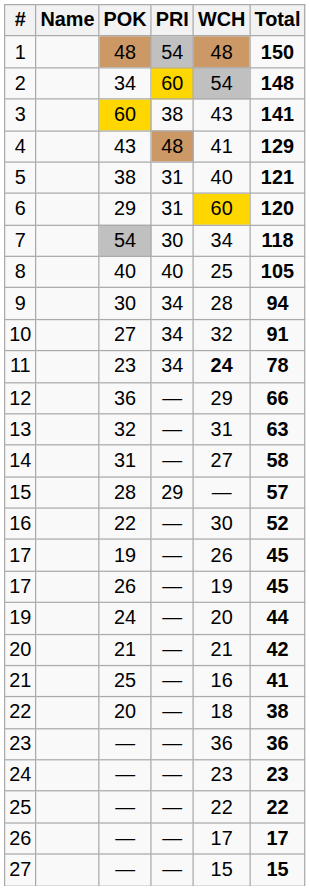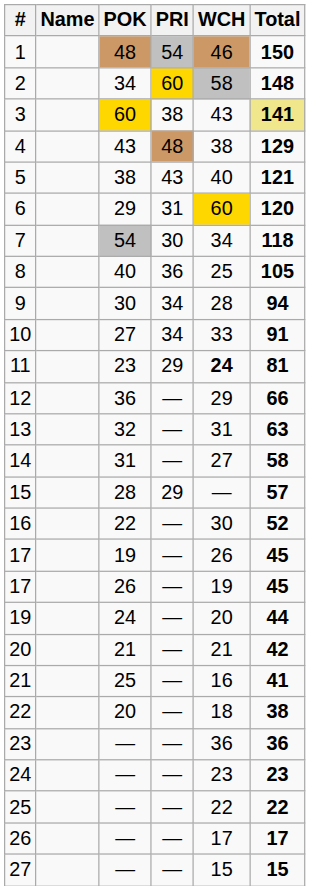(222, 51) 48 -> (222, 51) 46
(222, 83) 54 -> (222, 83) 58
(277, 114) no background -> (277, 114) khaki background
(222, 146) 41 -> (222, 146) 38
(172, 177) 31 -> (172, 177) 43
(172, 271) 40 -> (172, 271) 36
(222, 334) 32 -> (222, 334) 33
(172, 366) 34 -> (172, 366) 29
(277, 366) 78 -> (277, 366) 81
